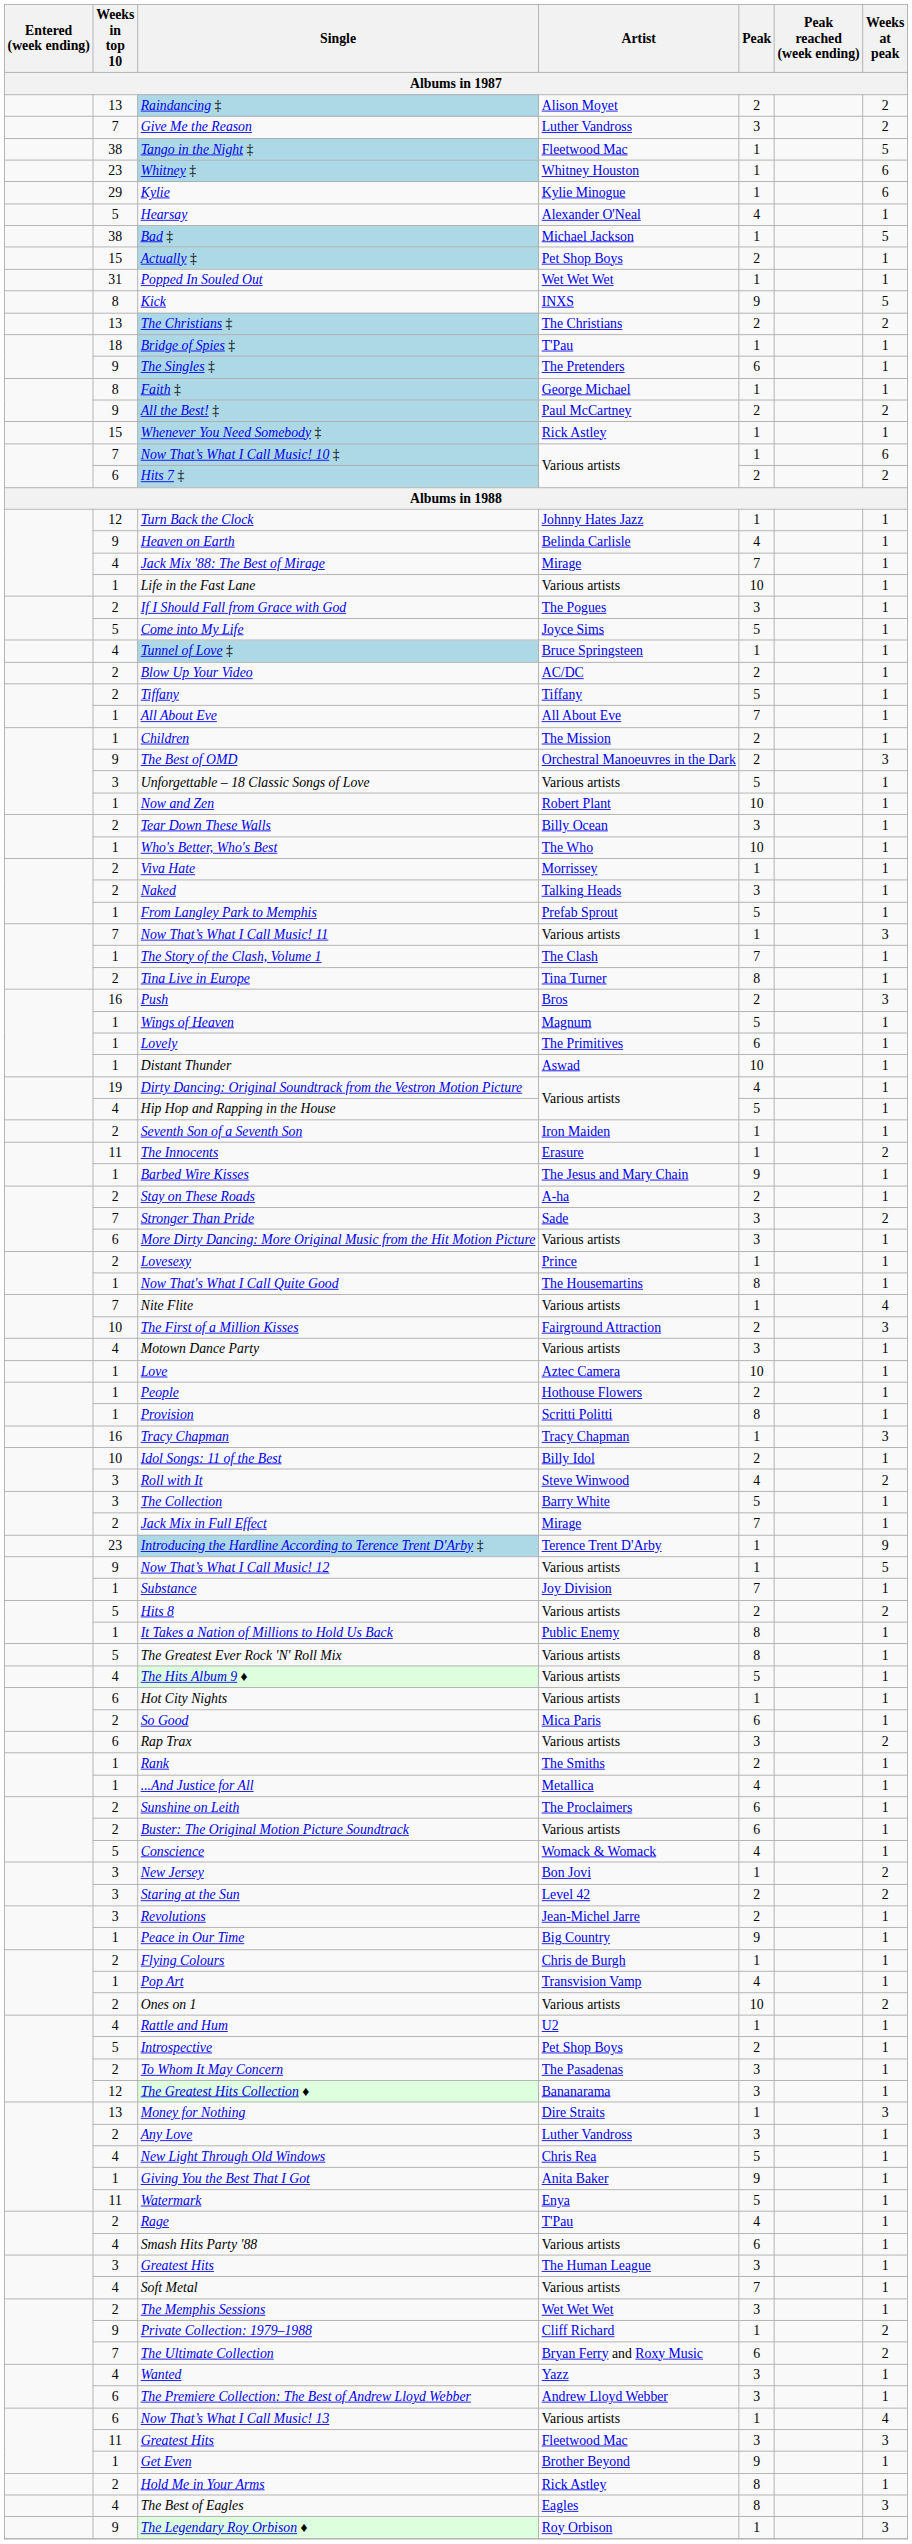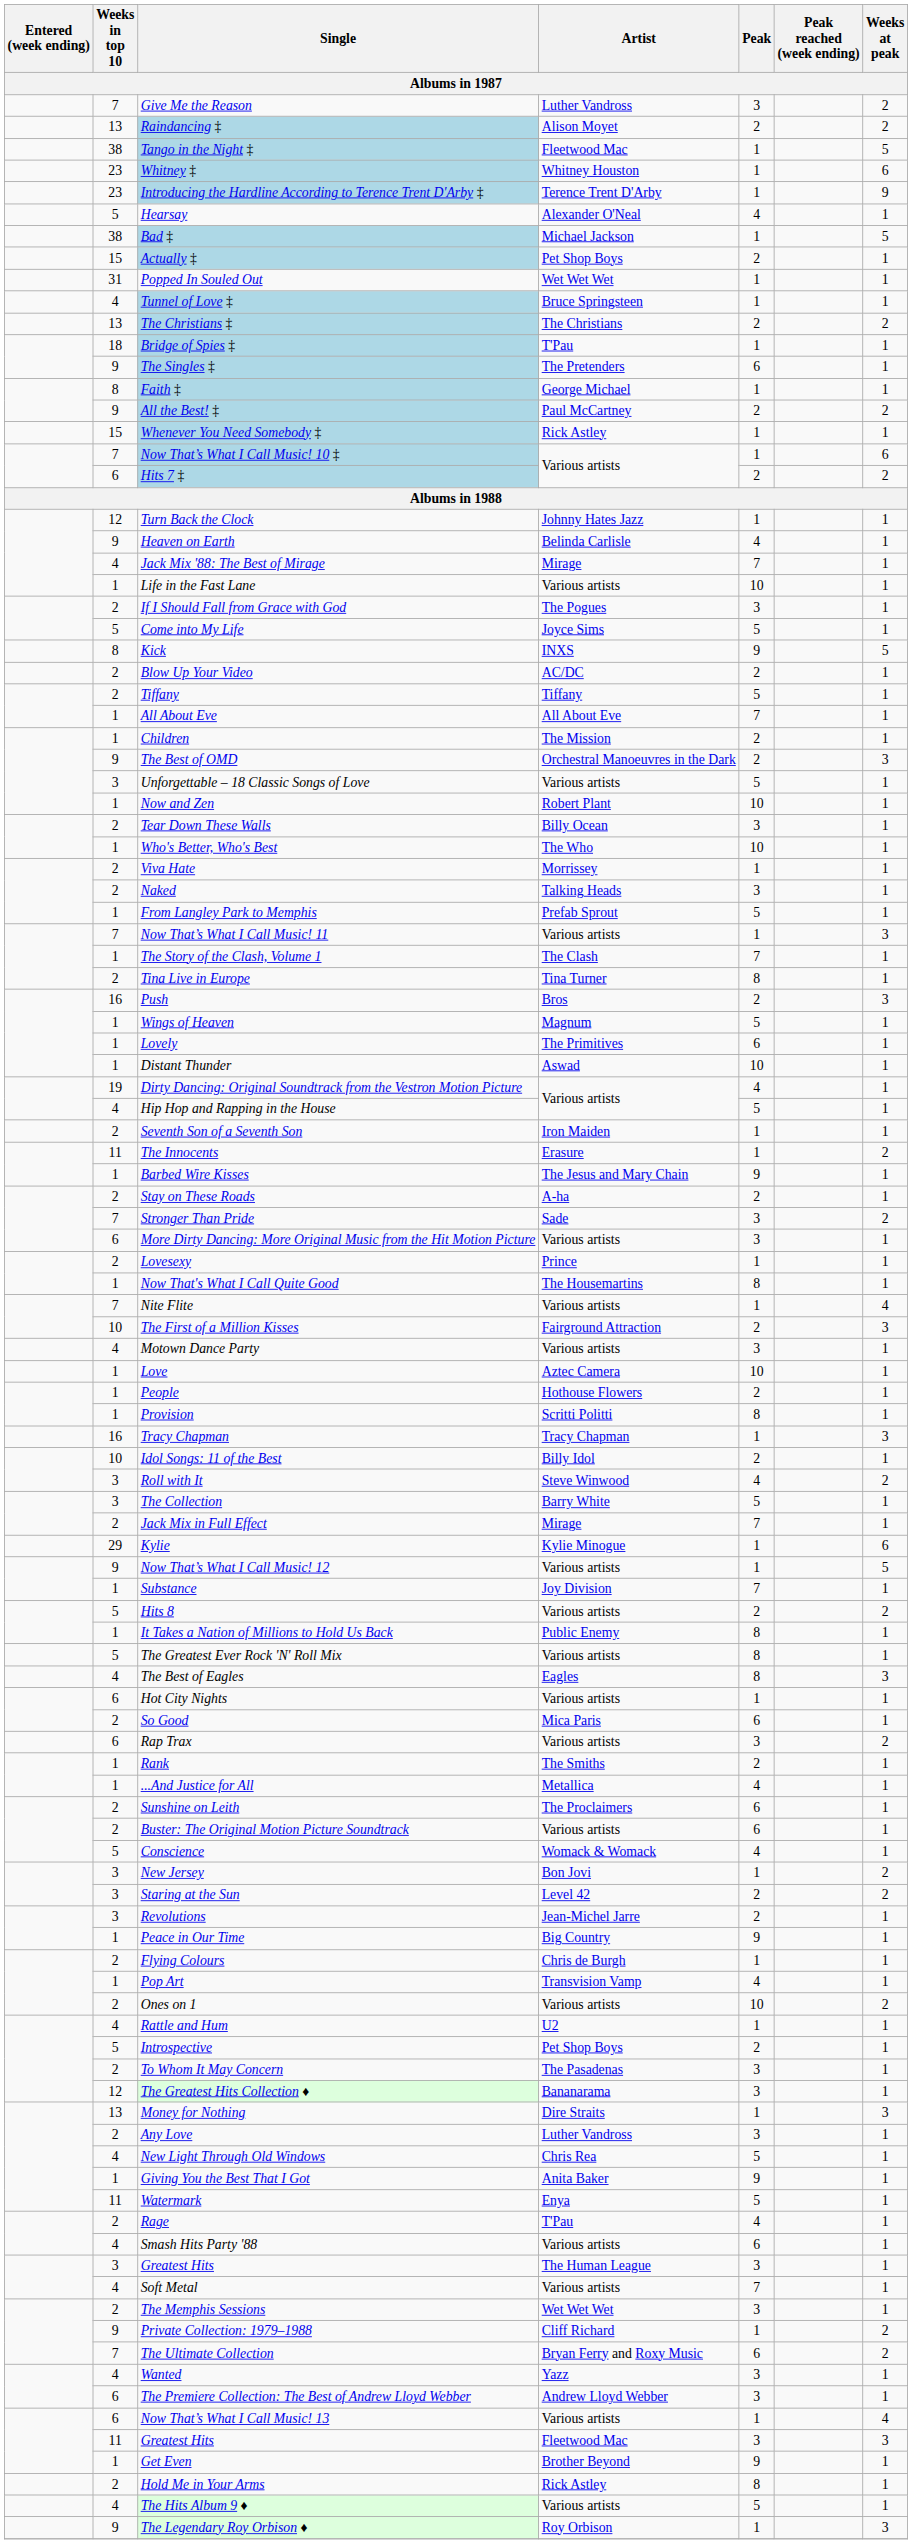rows swapped: (196, 127) <-> (181, 105)
rows swapped: (312, 1545) <-> (155, 192)
rows swapped: (187, 651) <-> (153, 301)
rows swapped: (192, 2505) <-> (194, 1676)
